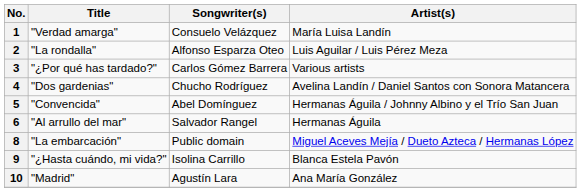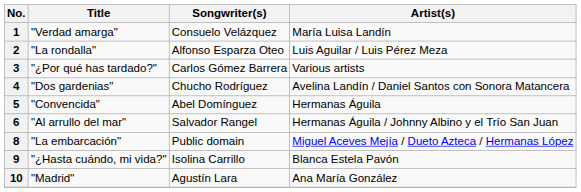(425, 104) Hermanas Águila / Johnny Albino y el Trío San Juan -> (337, 104) Hermanas Águila
(337, 123) Hermanas Águila -> (425, 123) Hermanas Águila / Johnny Albino y el Trío San Juan
